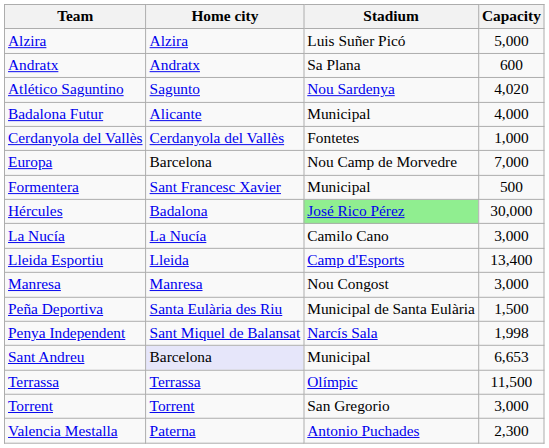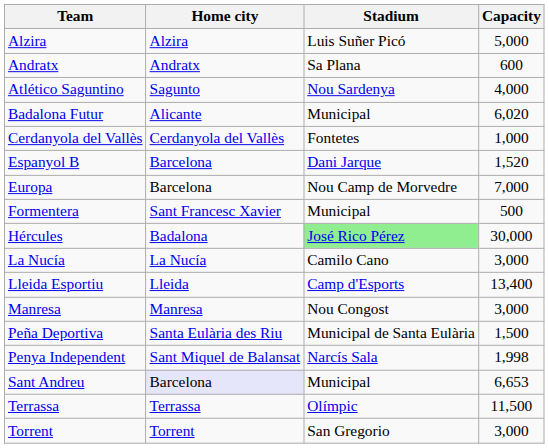(511, 89) 4,020 -> (511, 89) 4,000
(511, 114) 4,000 -> (511, 114) 6,020
+ row: (44, 162)
- row: (63, 430)
